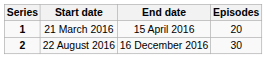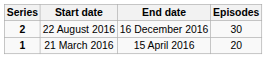rows swapped: (79, 29) <-> (79, 45)
